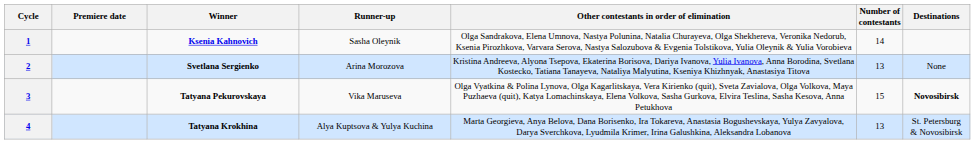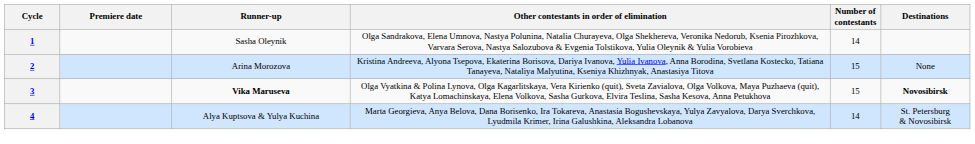- column: (223, 17)
(880, 67) 13 -> (855, 67) 15
(375, 97) normal -> (261, 91) bold
(880, 127) 13 -> (855, 116) 14
